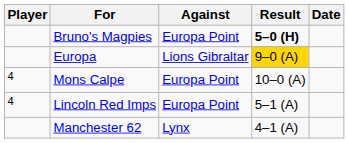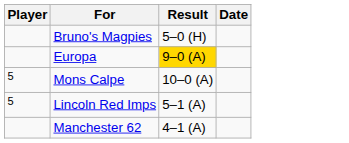- column: (205, 15)
(277, 36) bold -> (184, 36) normal
(11, 77) 4 -> (11, 77) 5
(11, 102) 4 -> (11, 102) 5
